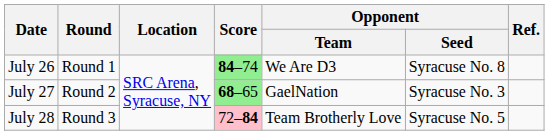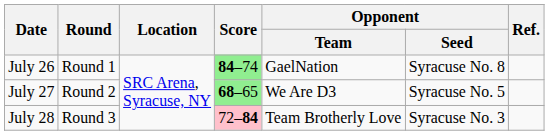(301, 67) We Are D3 -> (302, 67) GaelNation
(302, 92) GaelNation -> (301, 92) We Are D3
(457, 92) Syracuse No. 3 -> (457, 92) Syracuse No. 5
(457, 117) Syracuse No. 5 -> (457, 117) Syracuse No. 3
